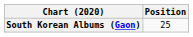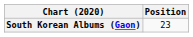(165, 25) 25 -> (165, 25) 23
